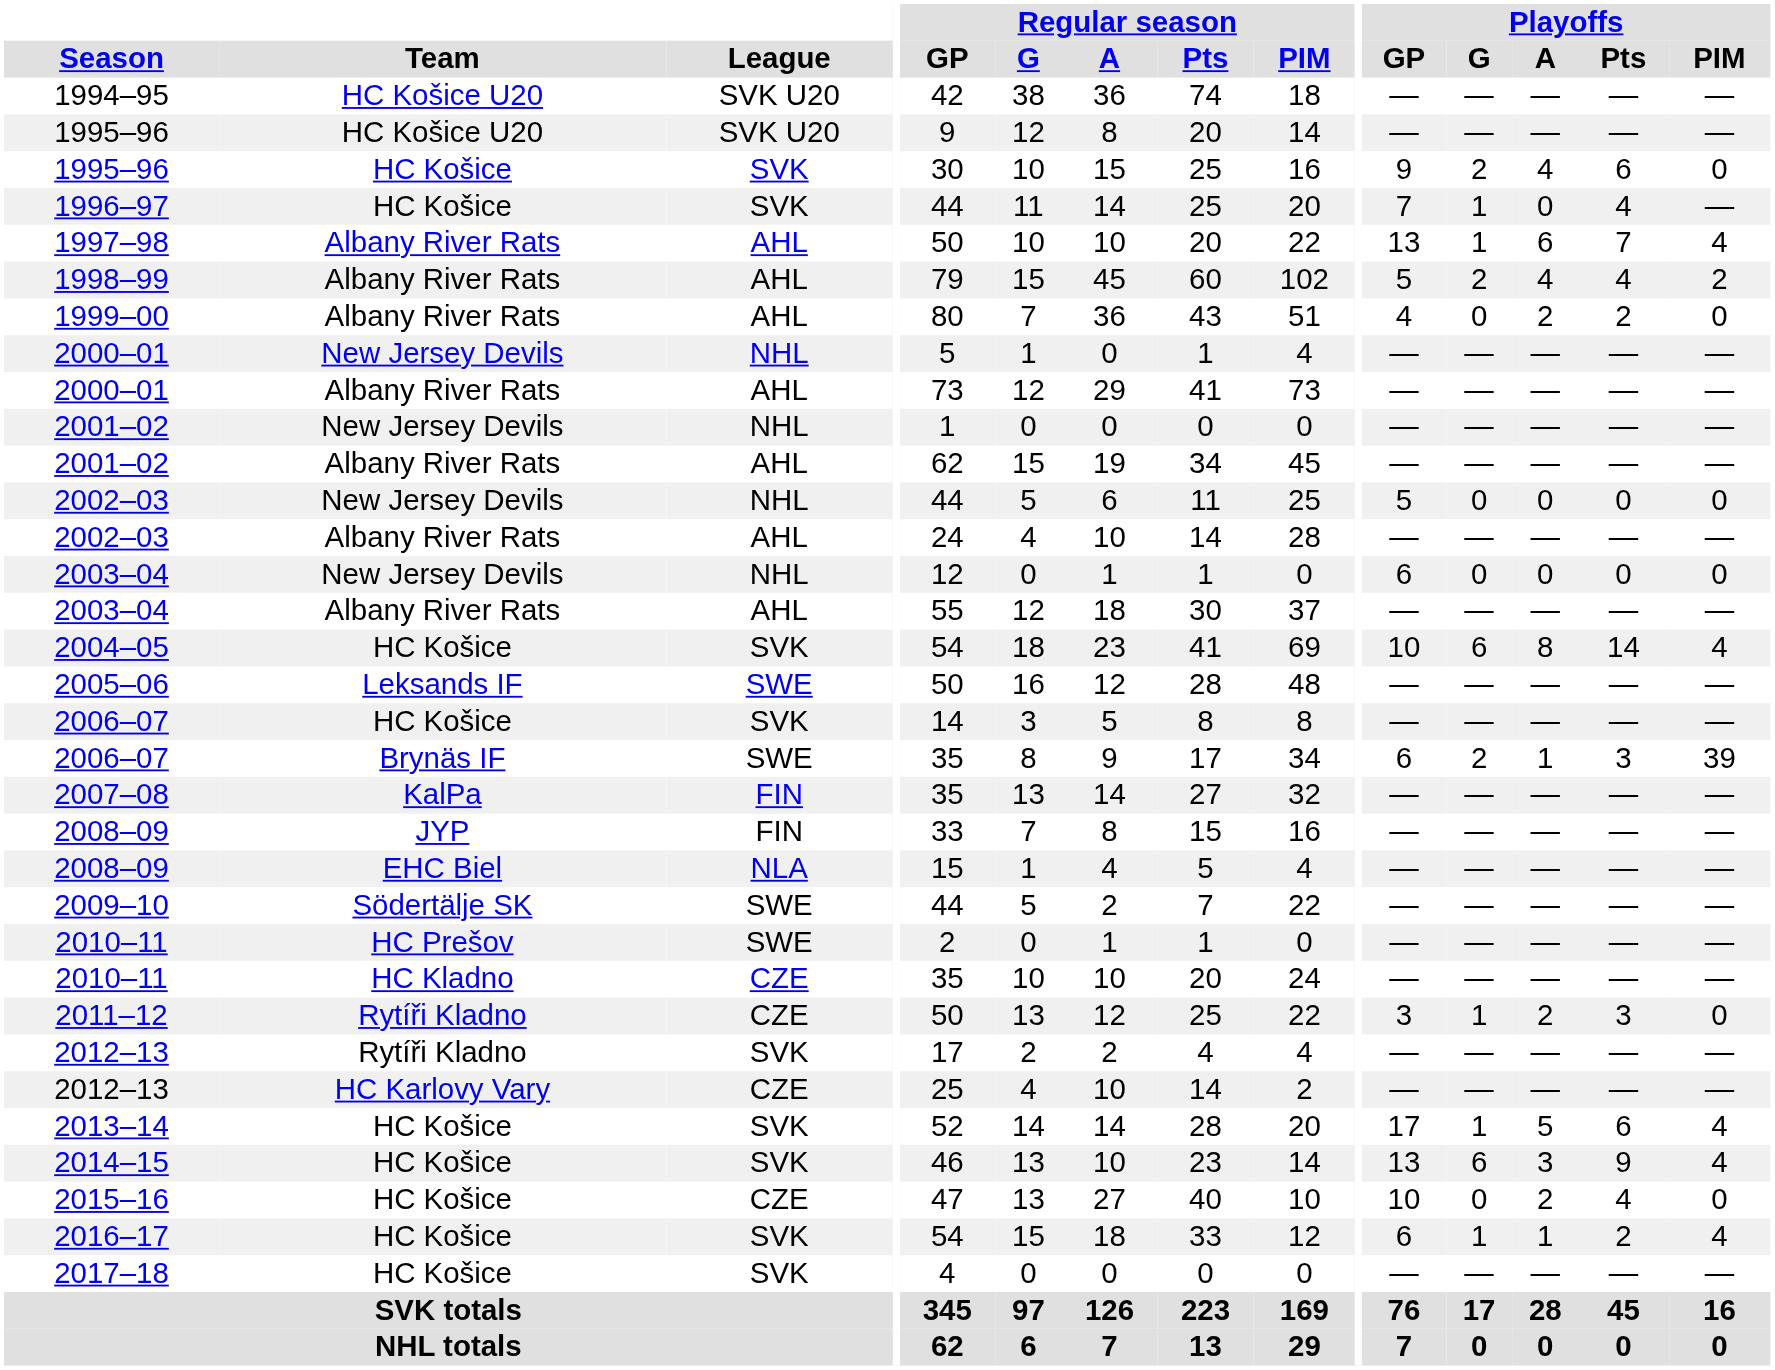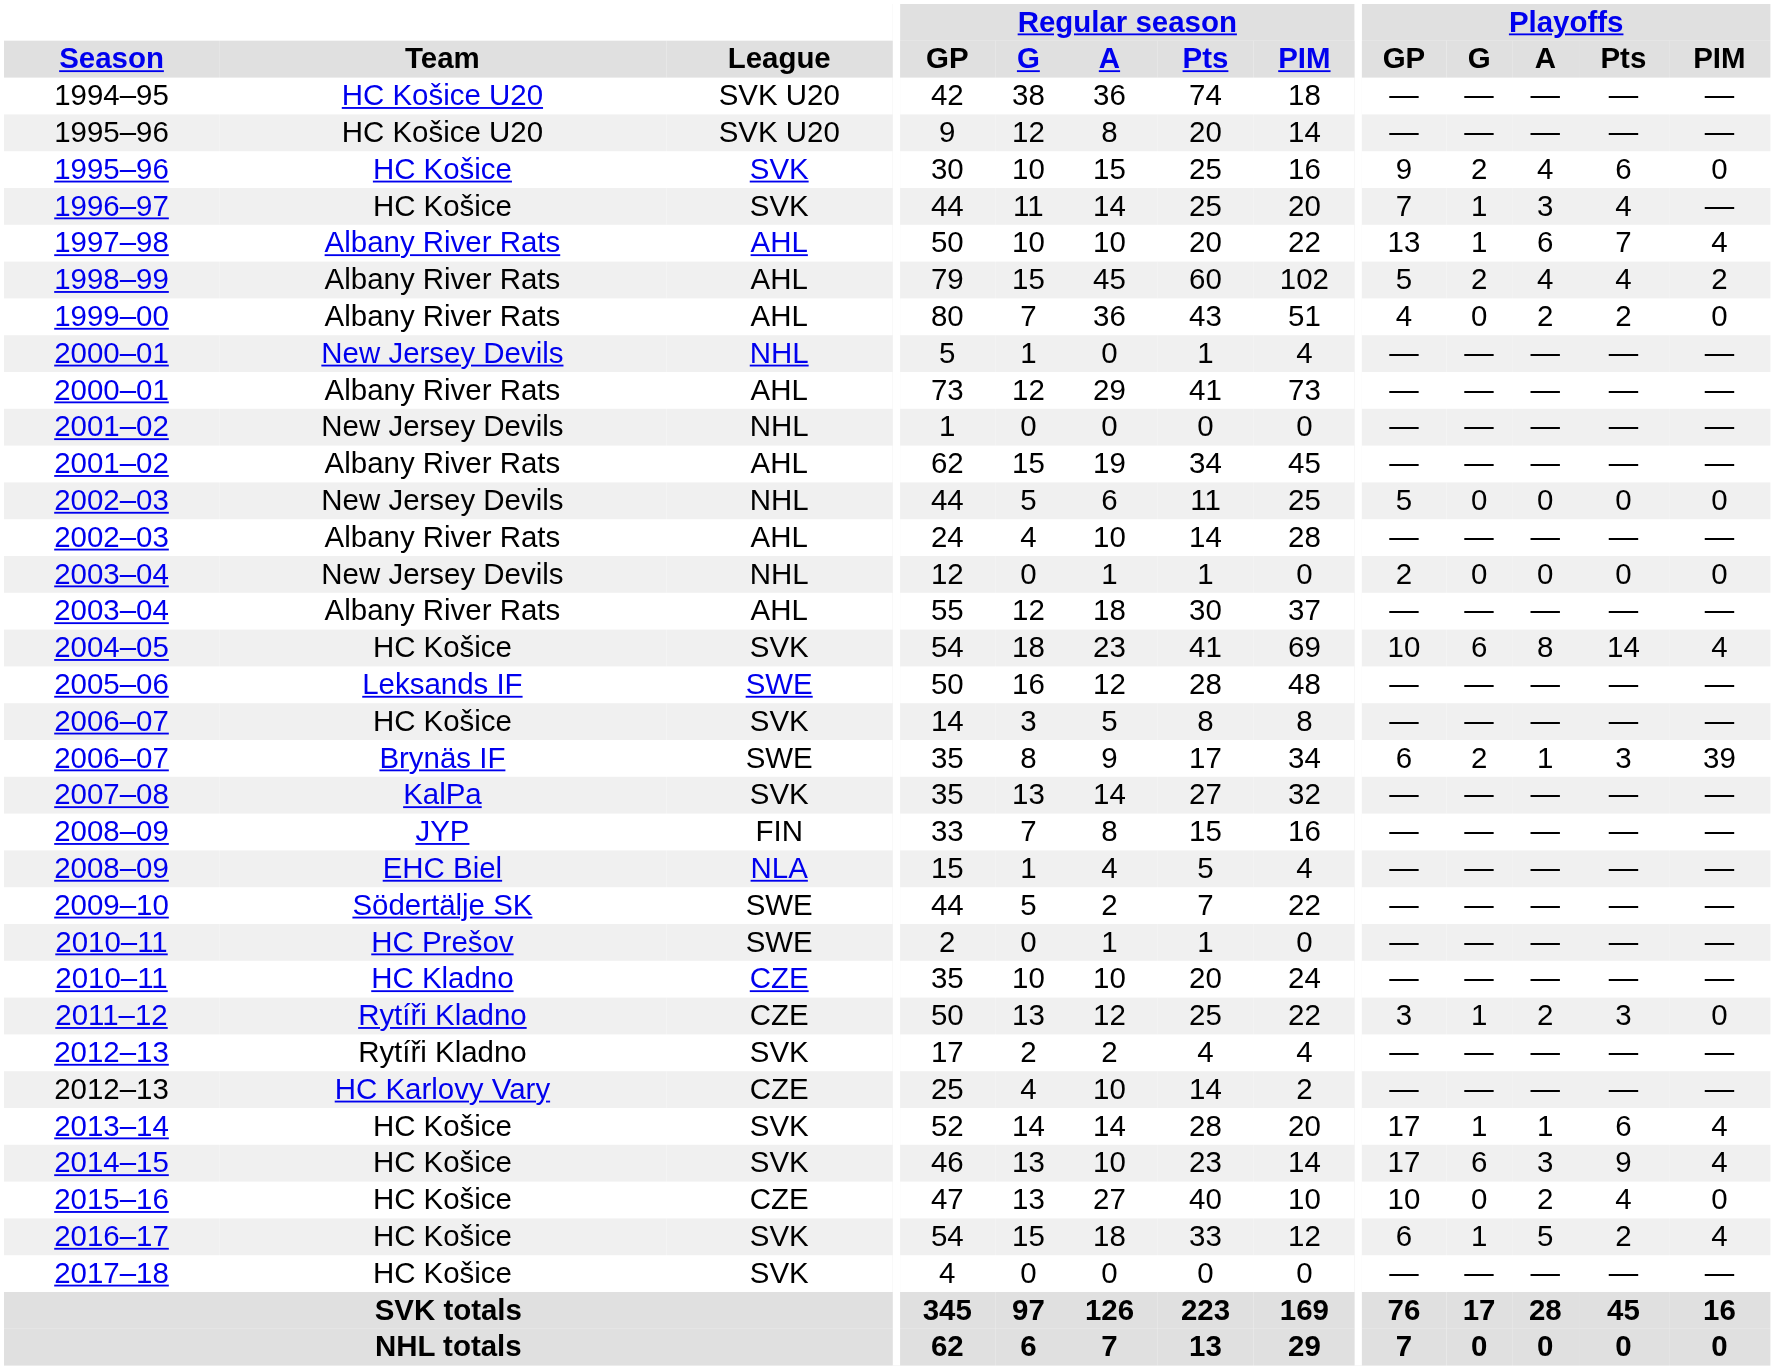(1545, 205) 0 -> (1545, 205) 3
(1404, 573) 6 -> (1404, 573) 2
(779, 794) FIN -> (779, 794) SVK
(1545, 1125) 5 -> (1545, 1125) 1
(1404, 1162) 13 -> (1404, 1162) 17
(1545, 1236) 1 -> (1545, 1236) 5
